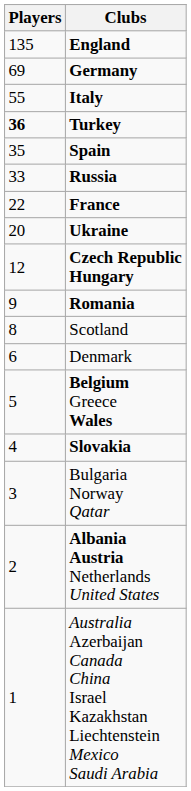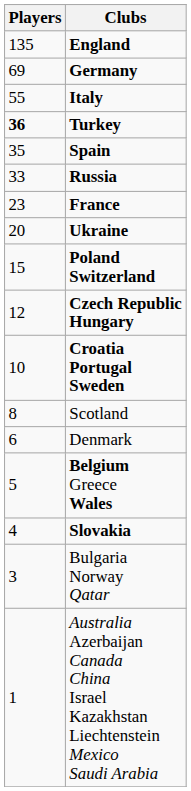(17, 204) 22 -> (17, 204) 23
+ row: (112, 267)
+ row: (101, 367)
- row: (102, 303)
- row: (114, 566)
